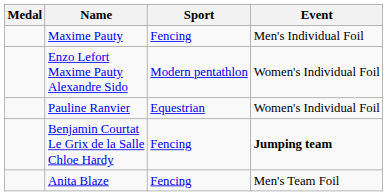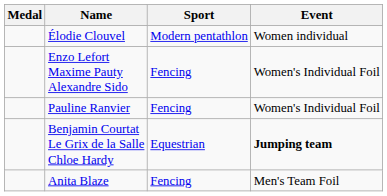+ row: (86, 36)
- row: (85, 36)
(199, 72) Modern pentathlon -> (171, 72) Fencing
(178, 108) Equestrian -> (171, 108) Fencing
(171, 144) Fencing -> (178, 144) Equestrian
